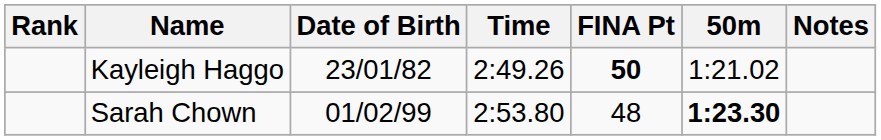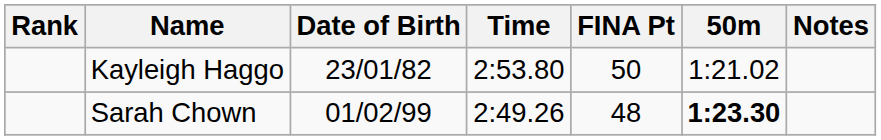(519, 69) 2:49.26 -> (519, 69) 2:53.80
(626, 69) bold -> (626, 69) normal
(519, 112) 2:53.80 -> (519, 112) 2:49.26
